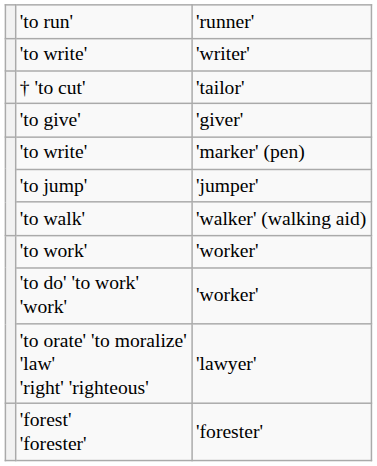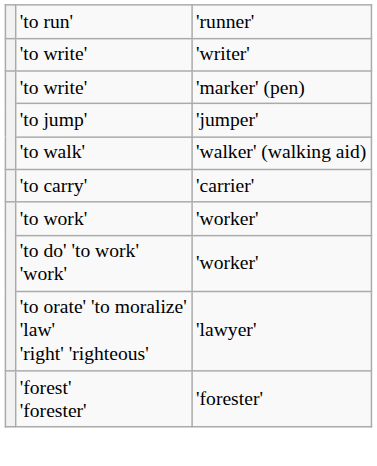- row: (53, 87)
- row: (50, 119)
+ row: (53, 185)
